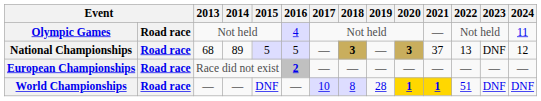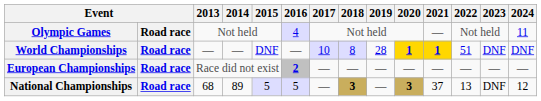rows swapped: (71, 86) <-> (71, 50)
